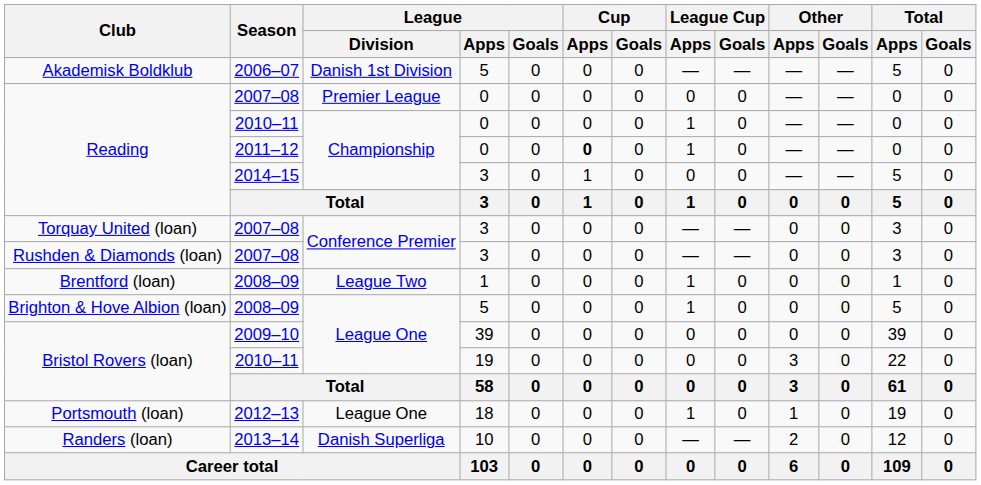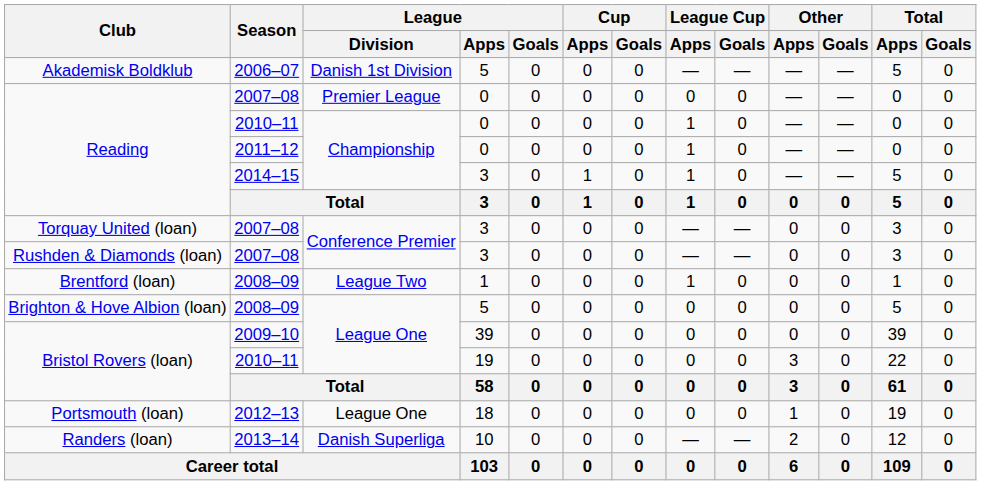(587, 149) bold -> (587, 149) normal
(691, 176) 0 -> (691, 176) 1
(691, 307) 1 -> (691, 307) 0
(691, 413) 1 -> (691, 413) 0
